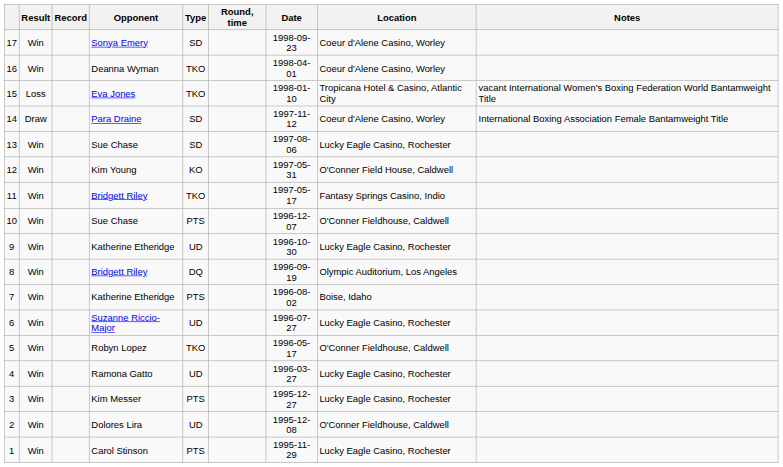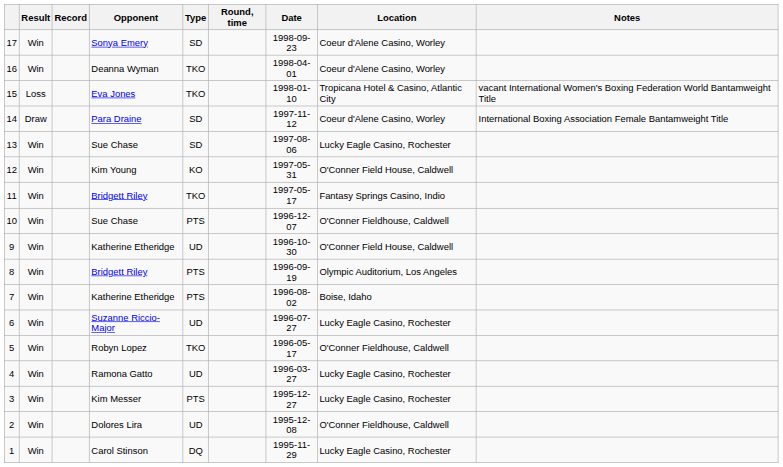(385, 246) Lucky Eagle Casino, Rochester -> (386, 246) O'Conner Field House, Caldwell
(196, 272) DQ -> (196, 272) PTS
(196, 450) PTS -> (196, 450) DQ
